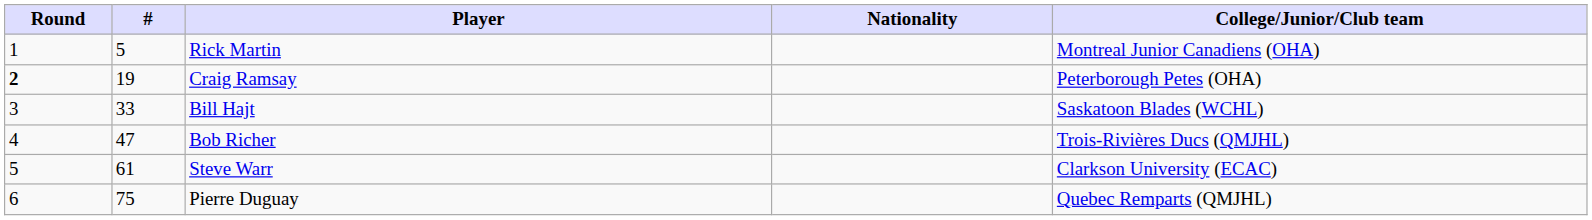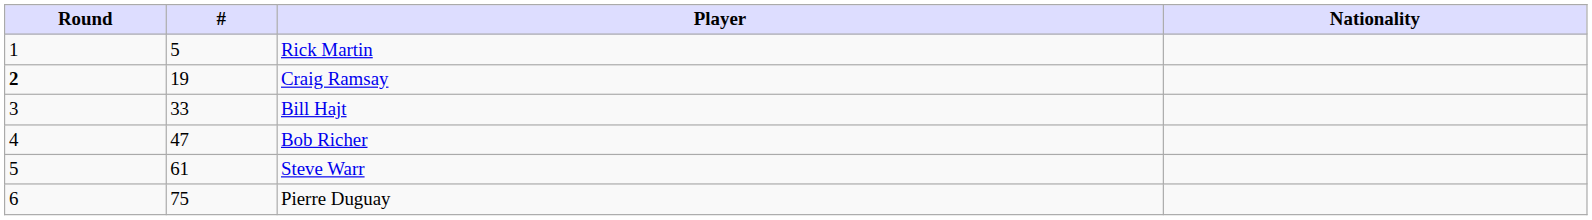- column: (1320, 19)
